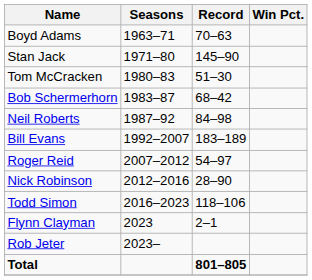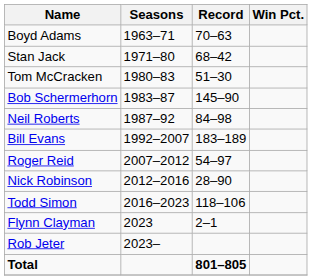(217, 56) 145–90 -> (214, 56) 68–42
(214, 98) 68–42 -> (217, 98) 145–90
